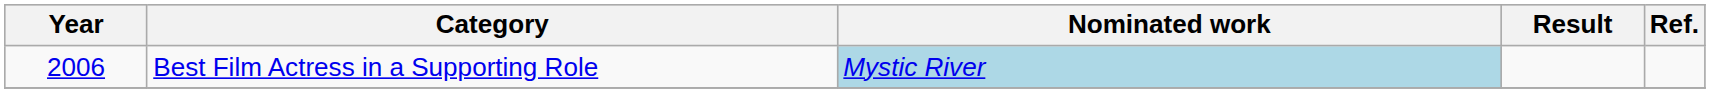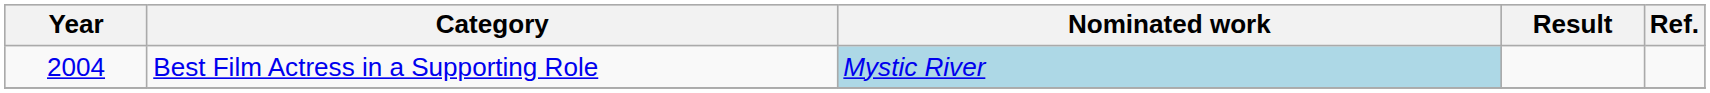(76, 66) 2006 -> (76, 66) 2004
